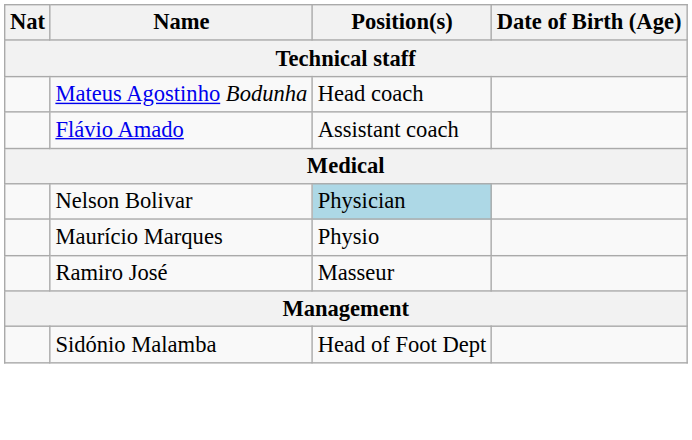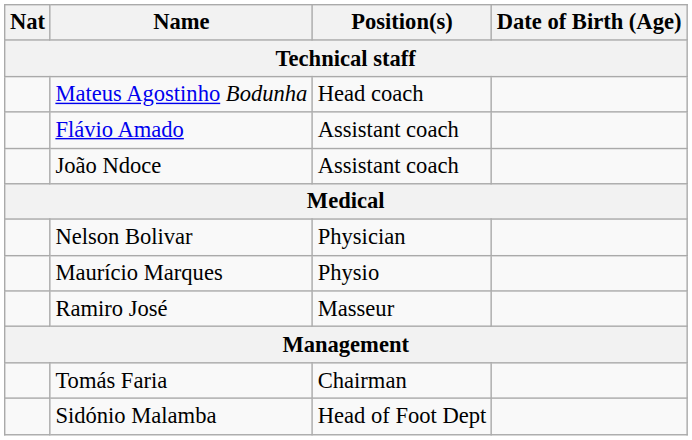+ row: (108, 165)
(362, 201) lightblue background -> (362, 237) no background
+ row: (111, 380)
